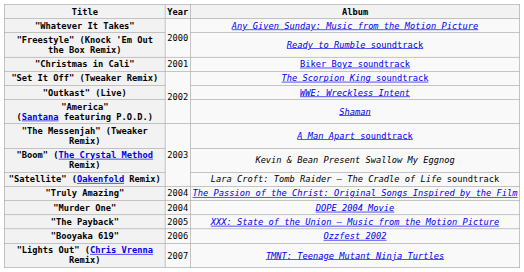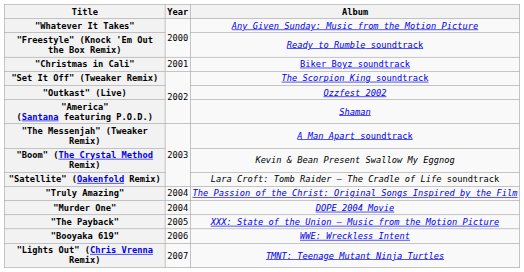(355, 92) WWE: Wreckless Intent -> (355, 92) Ozzfest 2002
(355, 236) Ozzfest 2002 -> (355, 236) WWE: Wreckless Intent
